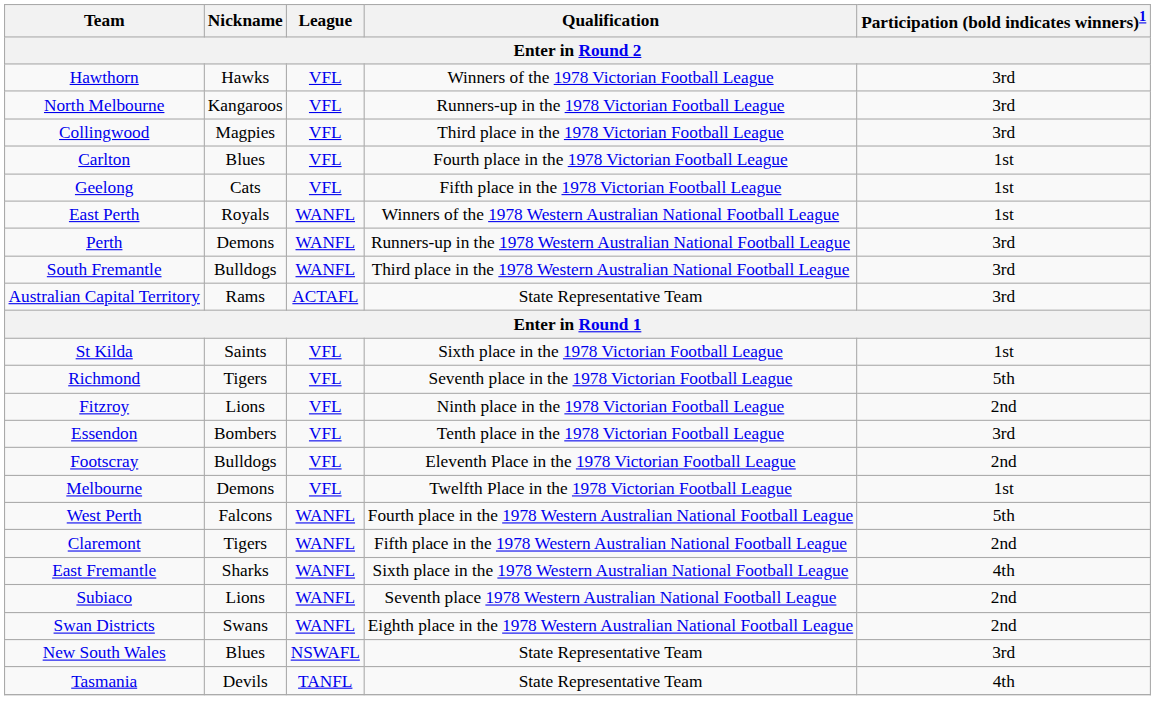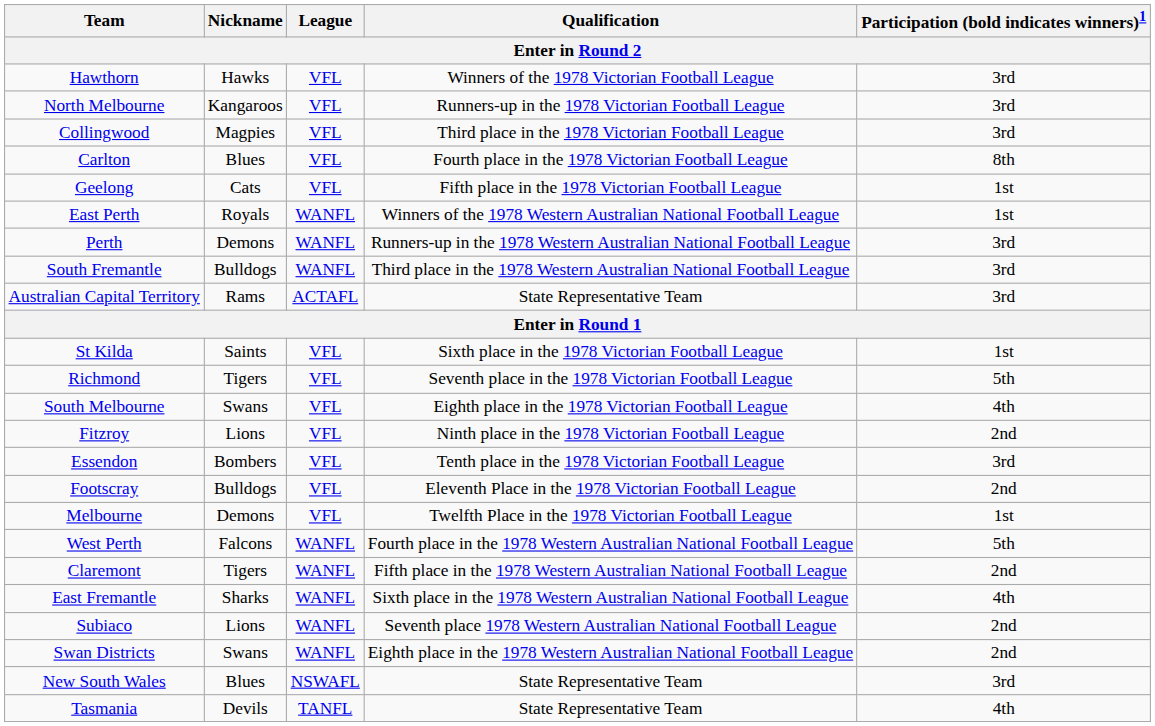(1004, 159) 1st -> (1004, 159) 8th
+ row: (104, 406)
